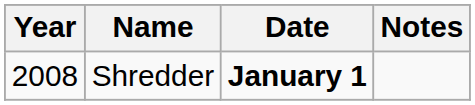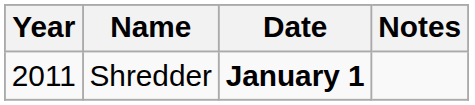(45, 75) 2008 -> (44, 75) 2011
